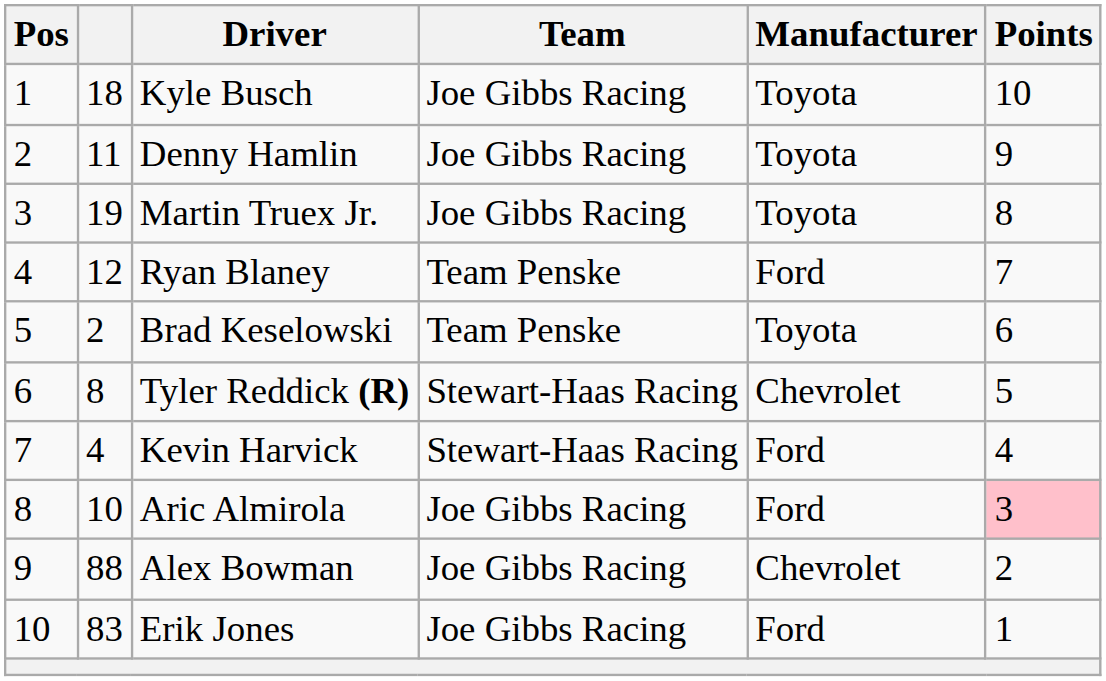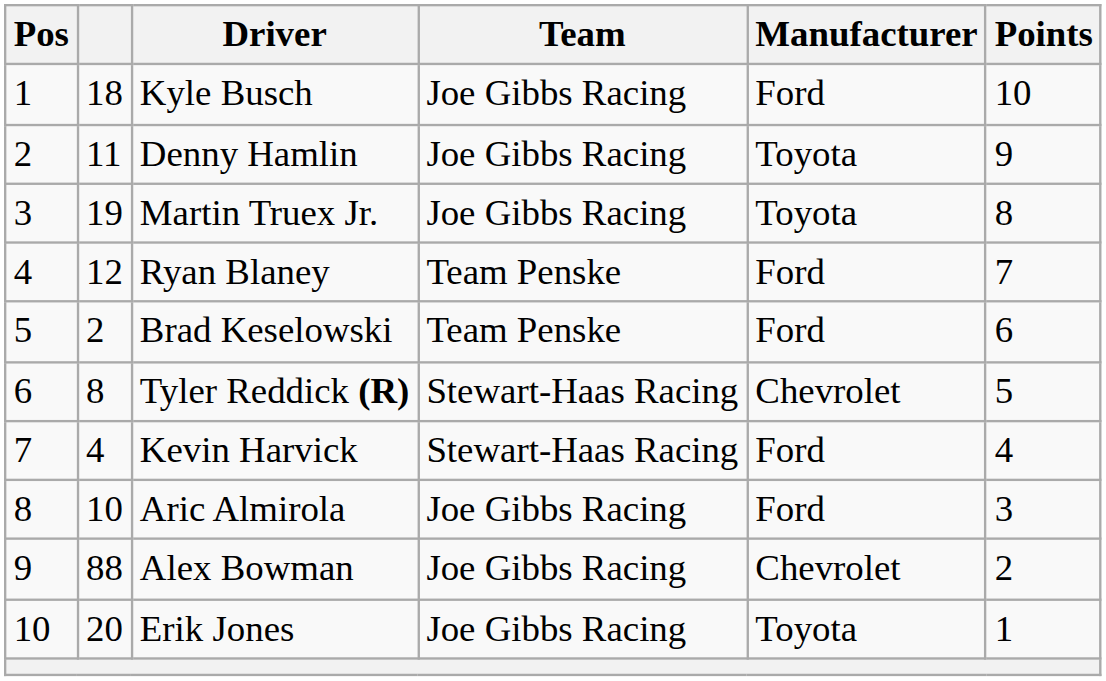(806, 93) Toyota -> (790, 93) Ford
(806, 330) Toyota -> (790, 330) Ford
(1004, 508) pink background -> (1004, 508) no background
(104, 627) 83 -> (104, 627) 20
(790, 627) Ford -> (806, 627) Toyota
